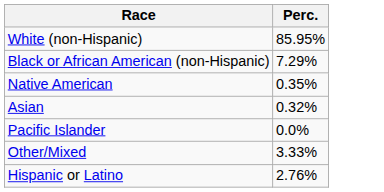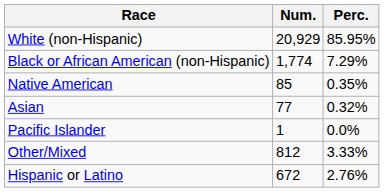+ column: (298, 15)
